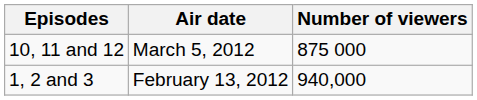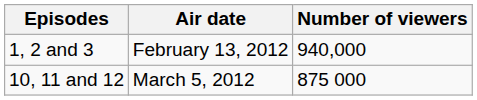rows swapped: (51, 79) <-> (67, 49)
